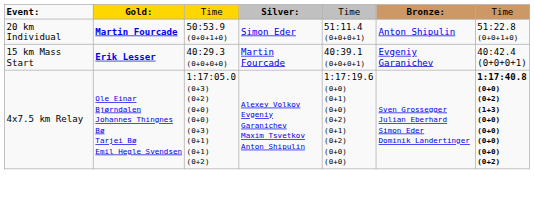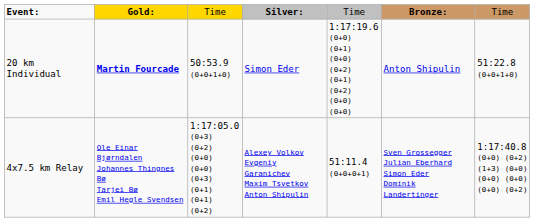(345, 32) 51:11.4 (0+0+0+1) -> (354, 69) 1:17:19.6 (0+0) (0+1) (0+0) (0+2) (0+1) (0+2) (0+0) (0+0)
- row: (34, 57)
(349, 119) 1:17:19.6 (0+0) (0+1) (0+0) (0+2) (0+1) (0+2) (0+0) (0+0) -> (350, 167) 51:11.4 (0+0+0+1)
(502, 119) bold -> (502, 167) normal
